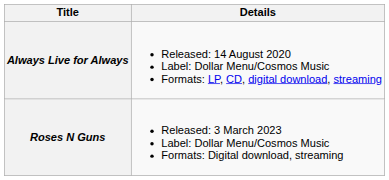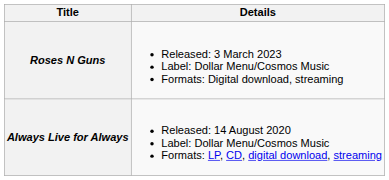rows swapped: (68, 60) <-> (68, 137)
